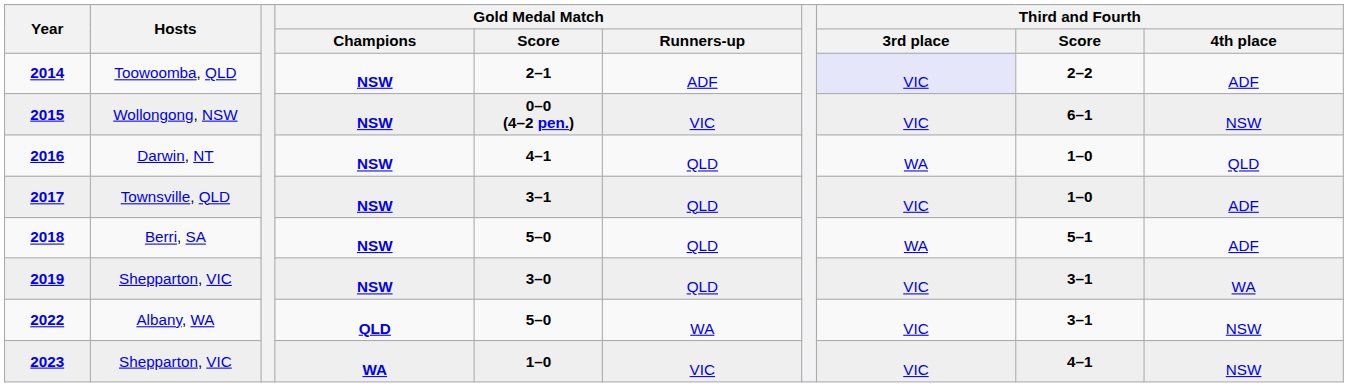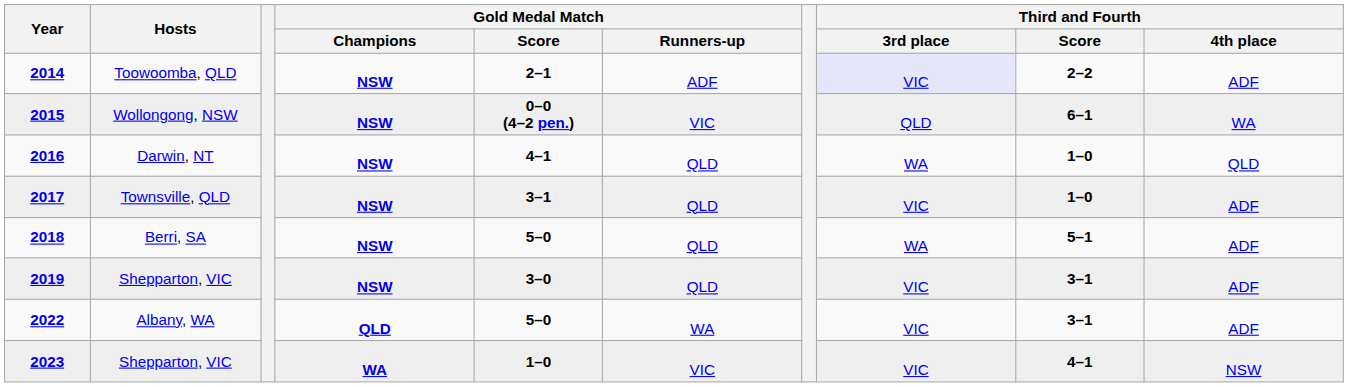(916, 123) VIC -> (916, 123) QLD
(1244, 123) NSW -> (1244, 123) WA
(1244, 288) WA -> (1244, 288) ADF
(1244, 329) NSW -> (1244, 329) ADF
